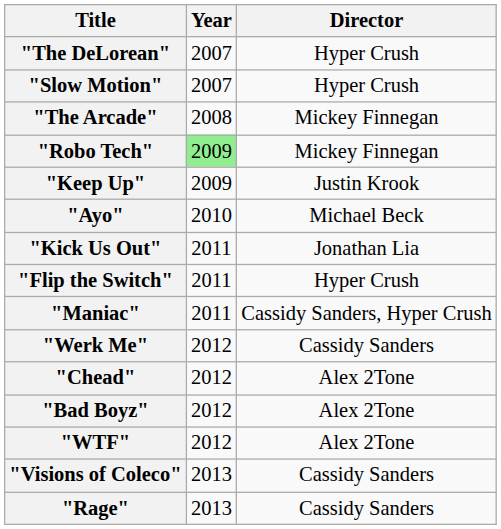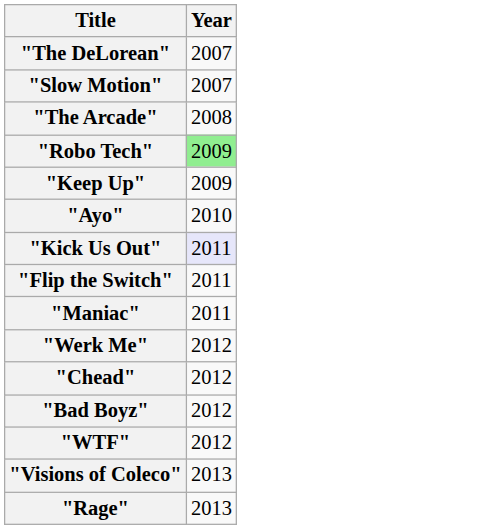- column: (367, 20)
(211, 248) no background -> (211, 248) lavender background
